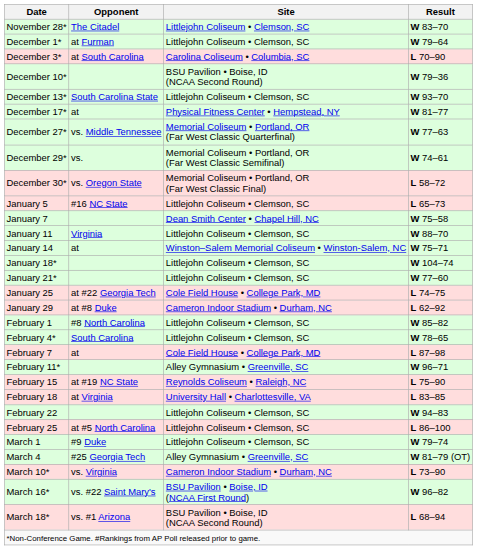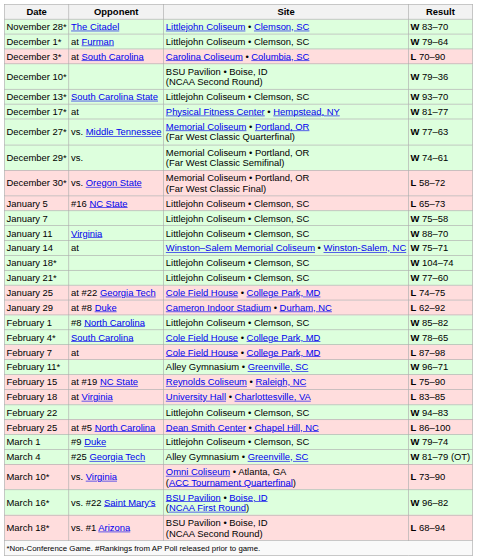(242, 218) Dean Smith Center • Chapel Hill, NC -> (238, 218) Littlejohn Coliseum • Clemson, SC
(238, 338) Littlejohn Coliseum • Clemson, SC -> (243, 338) Cole Field House • College Park, MD
(238, 427) Littlejohn Coliseum • Clemson, SC -> (242, 427) Dean Smith Center • Chapel Hill, NC
(249, 472) Cameron Indoor Stadium • Durham, NC -> (231, 477) Omni Coliseum • Atlanta, GA (ACC Tournament Quarterfinal)
